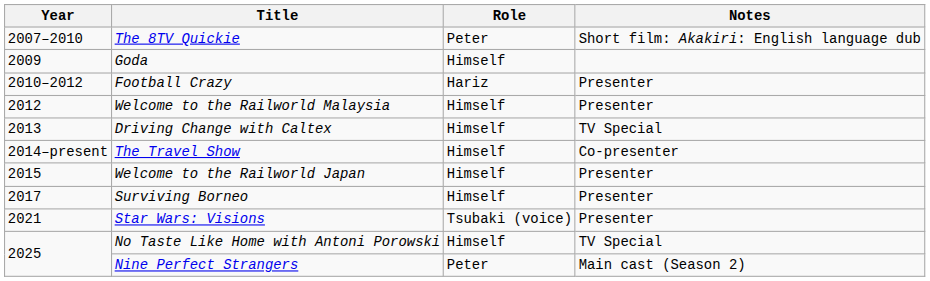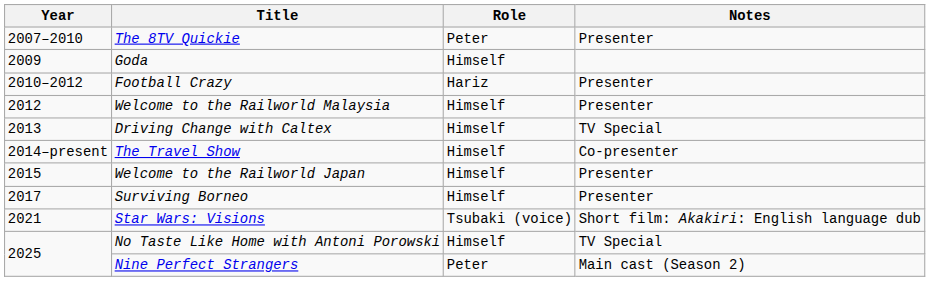(750, 39) Short film: Akakiri: English language dub -> (616, 39) Presenter
(616, 220) Presenter -> (750, 220) Short film: Akakiri: English language dub
